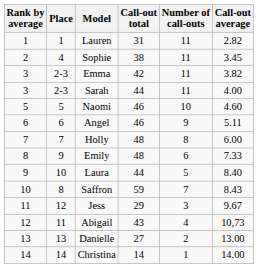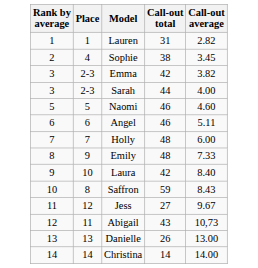- column: (186, 18)
(139, 172) 44 -> (165, 172) 42
(139, 205) 29 -> (165, 205) 27
(139, 238) 27 -> (165, 238) 26
